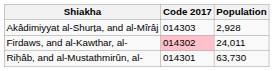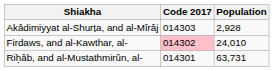(231, 43) 24,011 -> (231, 43) 24,010
(231, 58) 63,730 -> (231, 58) 63,731
